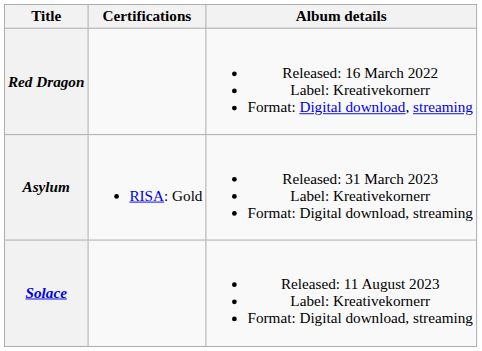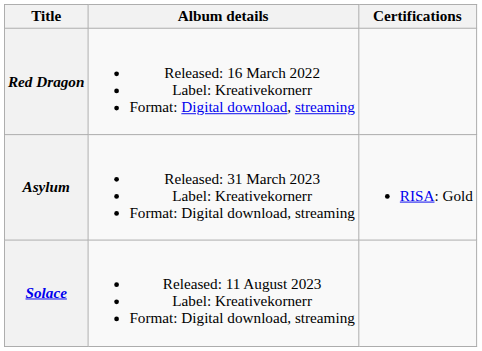columns swapped: (341, 16) <-> (147, 16)
